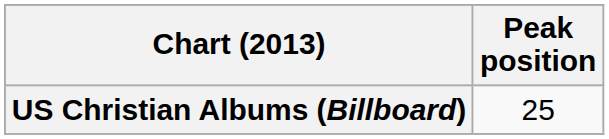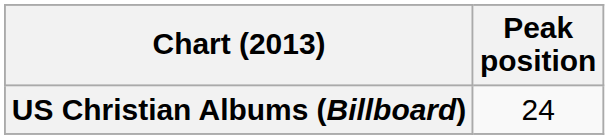(538, 109) 25 -> (538, 109) 24
